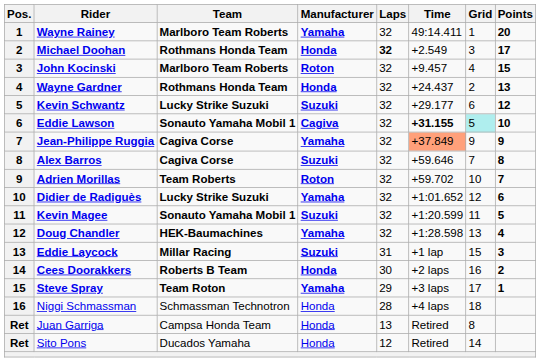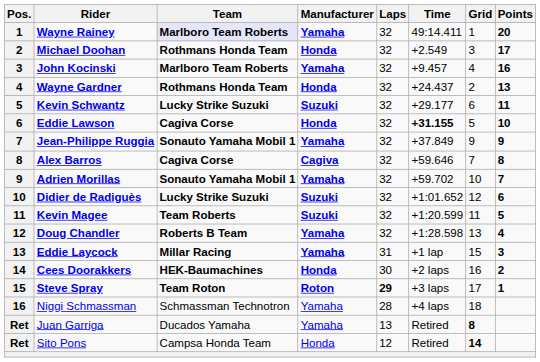(224, 32) no background -> (224, 32) lavender background
(386, 50) bold -> (386, 50) normal
(317, 69) Roton -> (323, 69) Yamaha
(504, 69) 15 -> (504, 69) 16
(504, 105) 12 -> (504, 105) 11
(227, 123) Sonauto Yamaha Mobil 1 -> (196, 123) Cagiva Corse
(320, 123) Cagiva -> (319, 123) Honda
(472, 123) paleturquoise background -> (472, 123) no background
(196, 142) Cagiva Corse -> (227, 142) Sonauto Yamaha Mobil 1
(433, 142) lightsalmon background -> (433, 142) no background
(319, 160) Suzuki -> (320, 160) Cagiva
(198, 178) Team Roberts -> (227, 178) Sonauto Yamaha Mobil 1
(317, 178) Roton -> (323, 178) Yamaha
(323, 197) Yamaha -> (319, 197) Suzuki
(227, 215) Sonauto Yamaha Mobil 1 -> (198, 215) Team Roberts
(211, 233) HEK-Baumachines -> (203, 233) Roberts B Team
(319, 251) Suzuki -> (323, 251) Yamaha
(203, 270) Roberts B Team -> (211, 270) HEK-Baumachines
(323, 288) Yamaha -> (317, 288) Roton
(386, 288) normal -> (386, 288) bold
(318, 306) Honda -> (322, 306) Yamaha
(215, 325) Campsa Honda Team -> (205, 325) Ducados Yamaha
(318, 325) Honda -> (322, 325) Yamaha
(472, 325) normal -> (472, 325) bold
(205, 343) Ducados Yamaha -> (215, 343) Campsa Honda Team
(475, 343) normal -> (475, 343) bold
